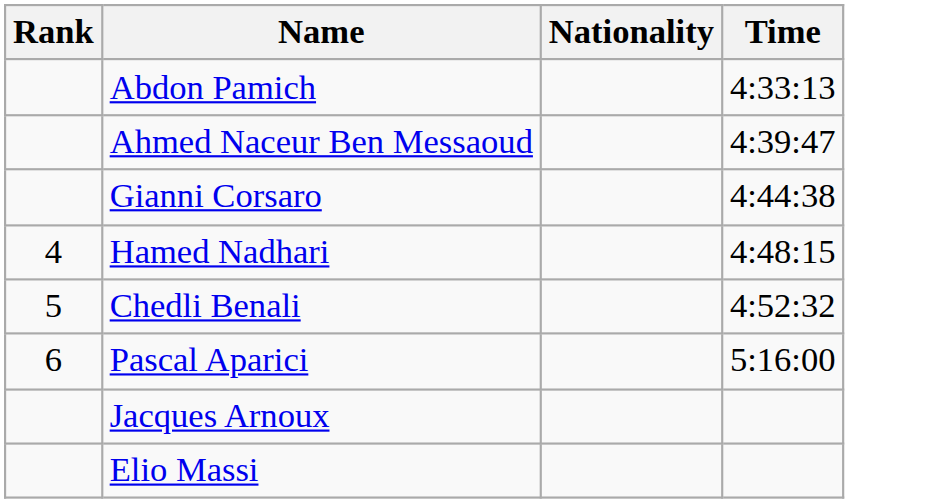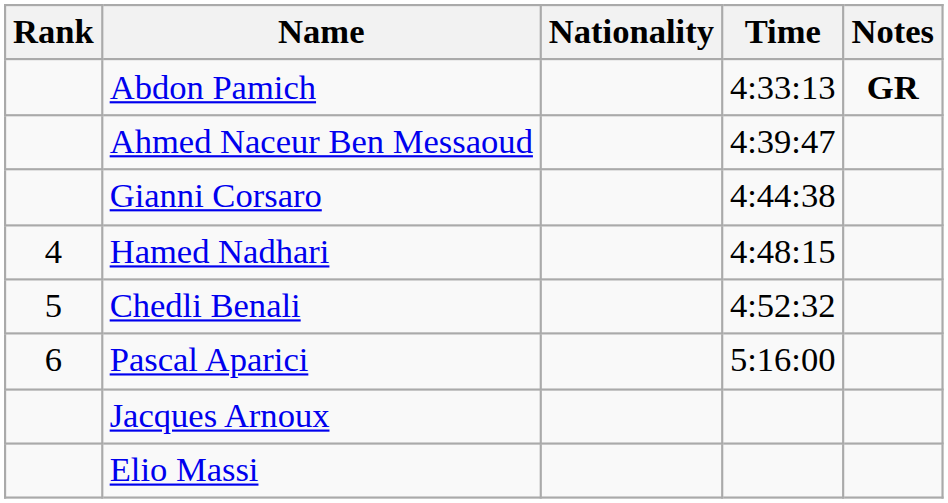+ column: (893, 31)
